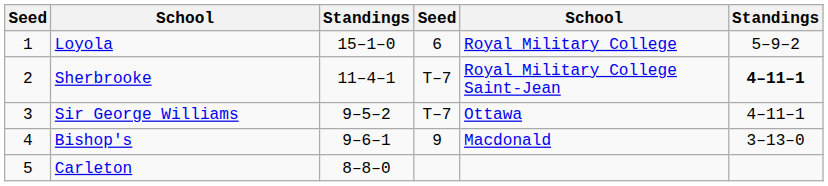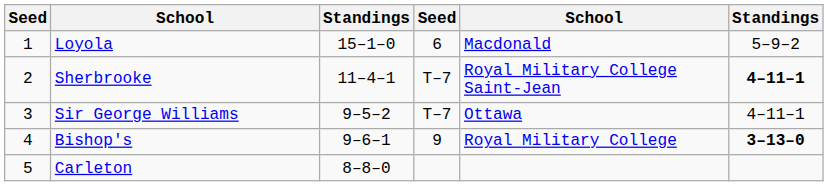(570, 44) Royal Military College -> (508, 44) Macdonald
(508, 141) Macdonald -> (570, 141) Royal Military College
(776, 141) normal -> (776, 141) bold
